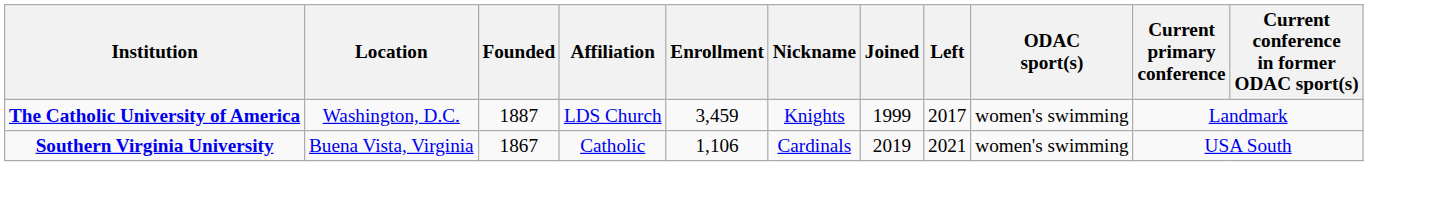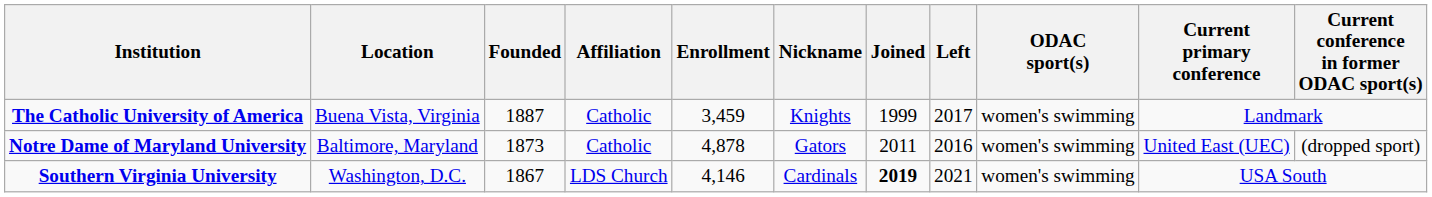(391, 114) Washington, D.C. -> (397, 114) Buena Vista, Virginia
(613, 114) LDS Church -> (619, 114) Catholic
+ row: (158, 145)
(391, 145) Buena Vista, Virginia -> (397, 175) Washington, D.C.
(613, 145) Catholic -> (619, 175) LDS Church
(717, 145) 1,106 -> (723, 175) 4,146
(892, 145) normal -> (898, 175) bold
